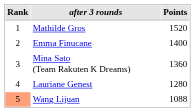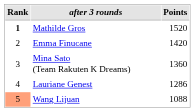(18, 28) normal -> (18, 28) bold
(178, 43) 1400 -> (178, 43) 1420
(178, 84) 1280 -> (178, 84) 1286
